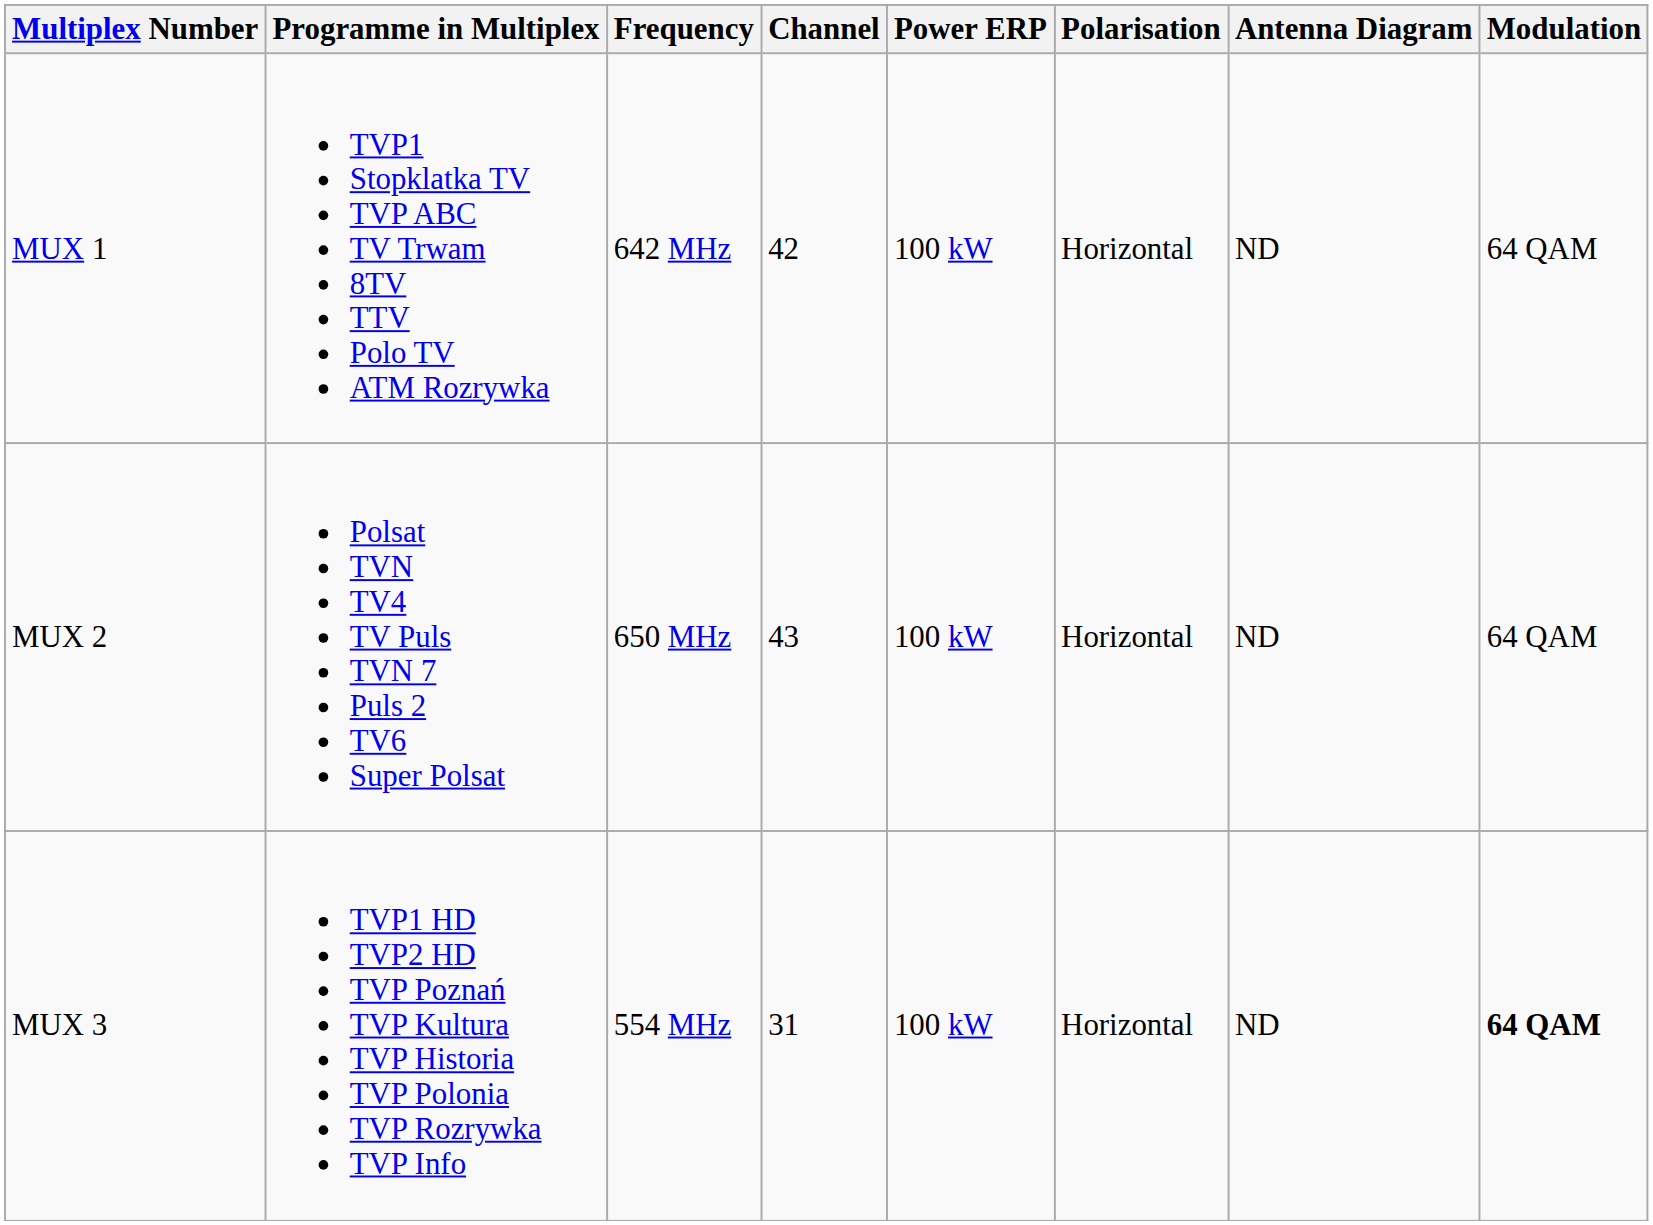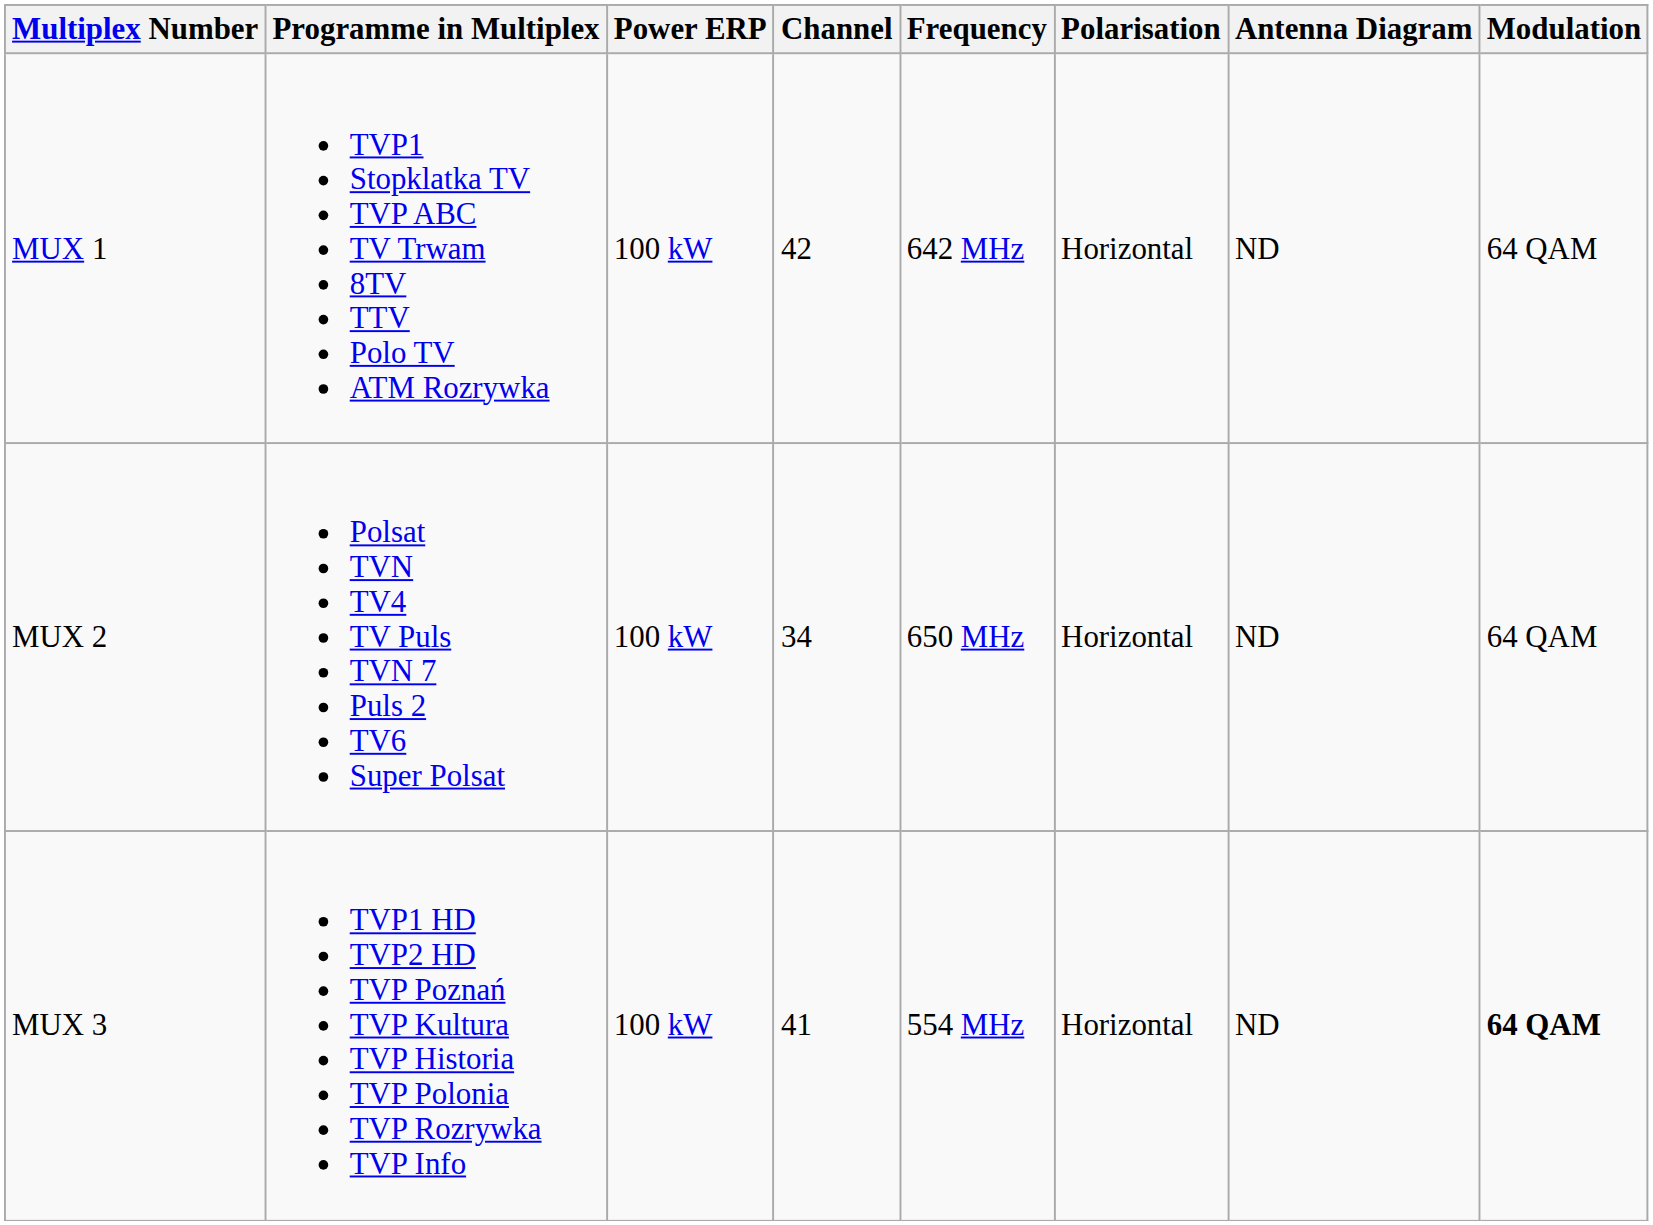columns swapped: (684, 28) <-> (970, 28)
(784, 636) 43 -> (796, 636) 34
(784, 1025) 31 -> (796, 1025) 41
